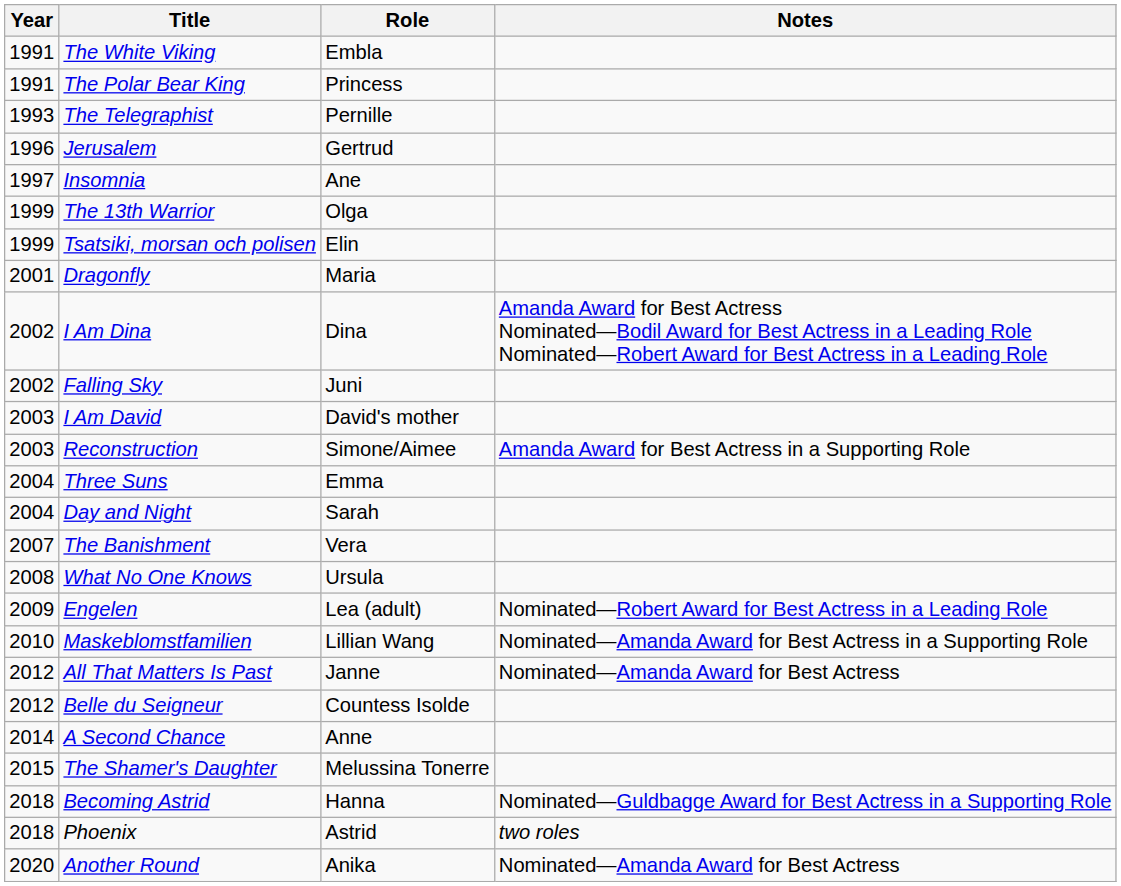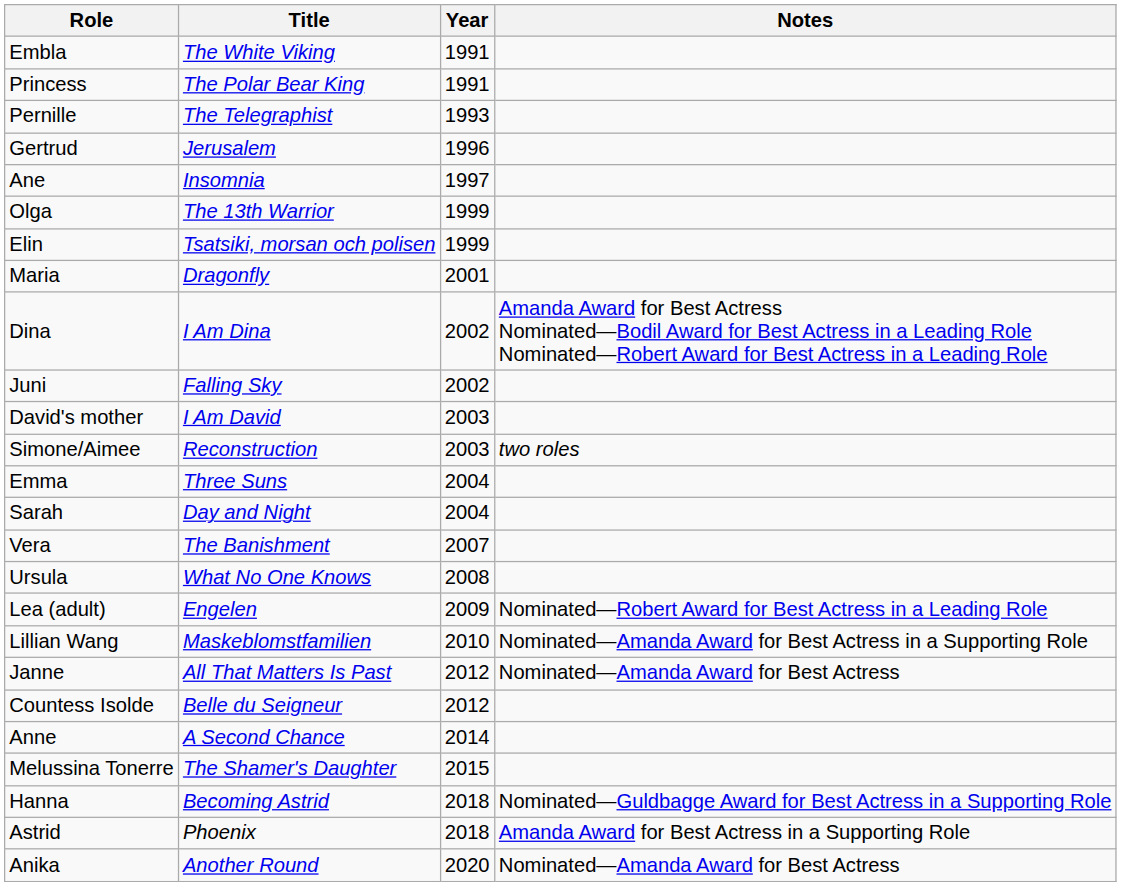columns swapped: (32, 20) <-> (407, 20)
(735, 449) Amanda Award for Best Actress in a Supporting Role -> (539, 449) two roles
(539, 833) two roles -> (735, 833) Amanda Award for Best Actress in a Supporting Role
